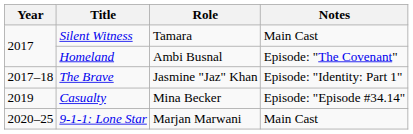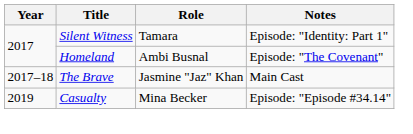(291, 35) Main Cast -> (319, 35) Episode: "Identity: Part 1"
(333, 77) Episode: "Identity: Part 1" -> (277, 77) Main Cast
- row: (103, 118)
